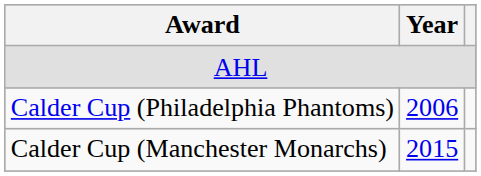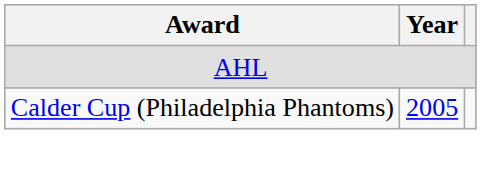(432, 107) 2006 -> (432, 107) 2005
- row: (199, 149)
